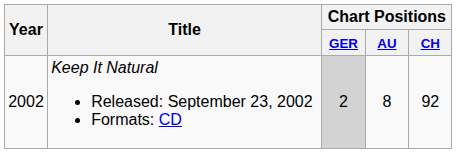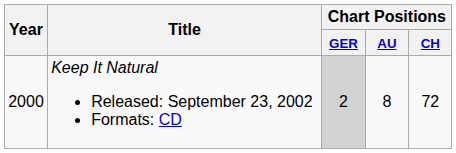(26, 101) 2002 -> (26, 101) 2000
(430, 101) 92 -> (430, 101) 72
